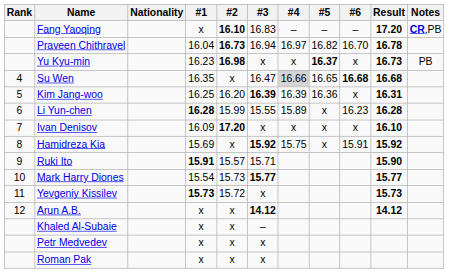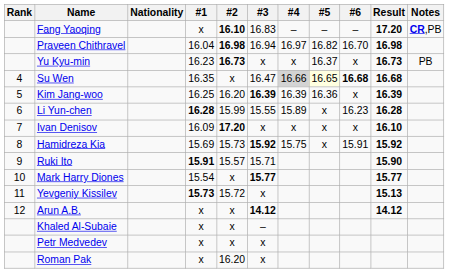(232, 45) 16.73 -> (232, 45) 16.98
(389, 45) 16.78 -> (389, 45) 16.98
(232, 62) 16.98 -> (232, 62) 16.73
(324, 62) bold -> (324, 62) normal
(324, 78) no background -> (324, 78) lightyellow background
(389, 95) 16.31 -> (389, 95) 16.39
(232, 144) x -> (232, 144) 15.73
(232, 177) 15.73 -> (232, 177) x
(389, 194) 15.73 -> (389, 194) 15.13
(232, 260) x -> (232, 260) 16.20
